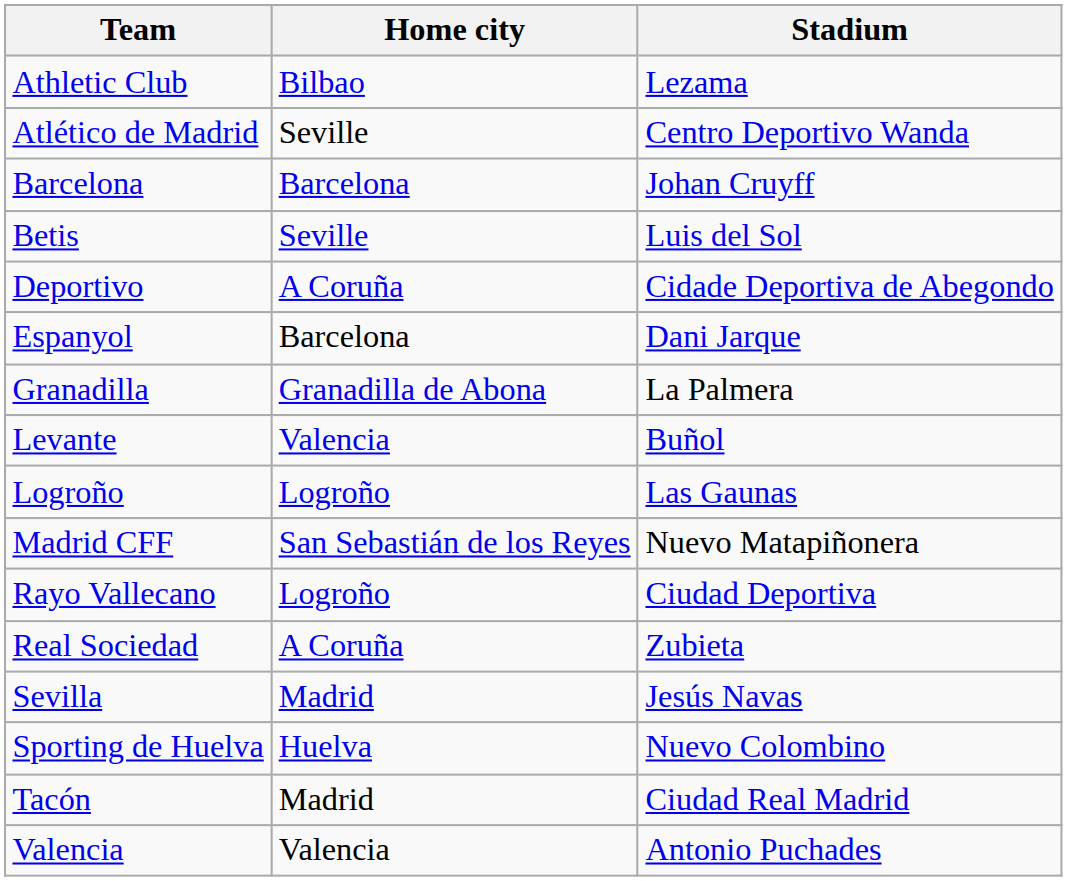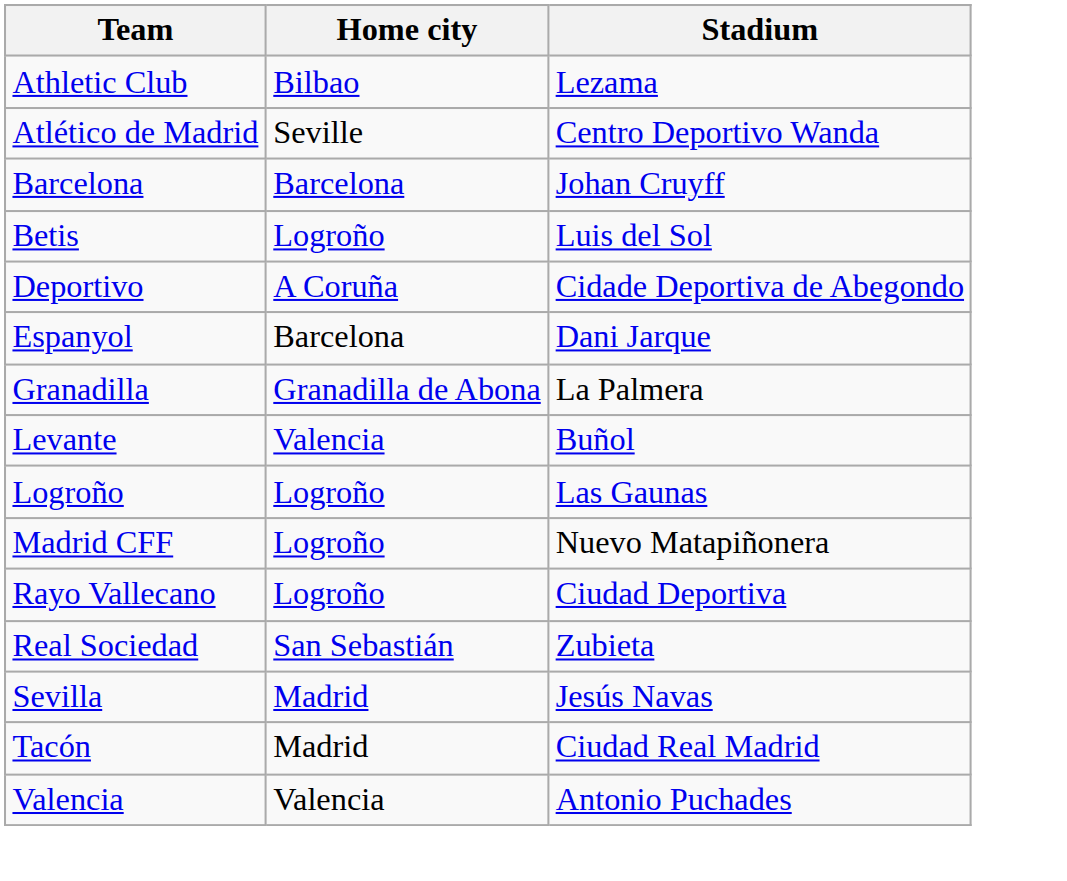(324, 235) Seville -> (329, 235) Logroño
(455, 542) San Sebastián de los Reyes -> (329, 542) Logroño
(341, 645) A Coruña -> (364, 645) San Sebastián
- row: (138, 747)
